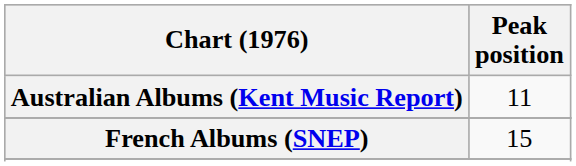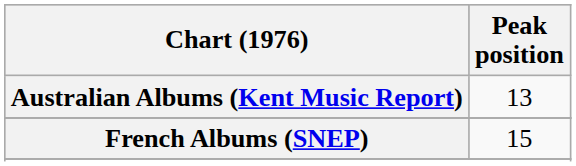(519, 96) 11 -> (519, 96) 13
